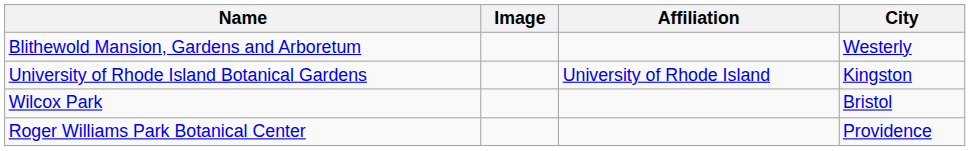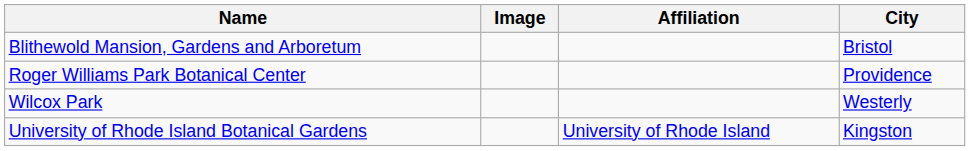(877, 46) Westerly -> (868, 46) Bristol
rows swapped: (188, 74) <-> (157, 131)
(868, 103) Bristol -> (877, 103) Westerly
